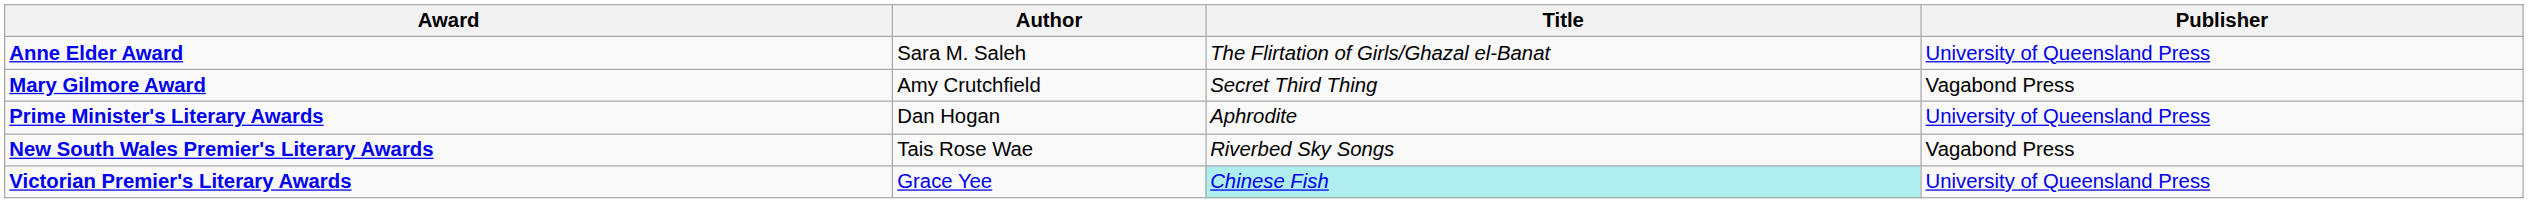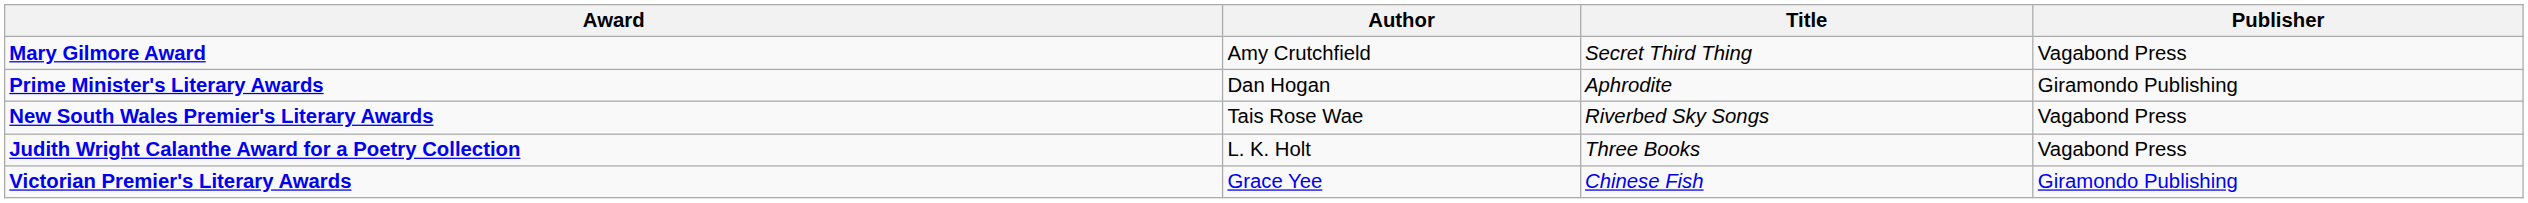- row: (96, 52)
(2068, 117) University of Queensland Press -> (2138, 85) Giramondo Publishing
+ row: (265, 149)
(1269, 181) paleturquoise background -> (1644, 181) no background
(2068, 181) University of Queensland Press -> (2138, 181) Giramondo Publishing
